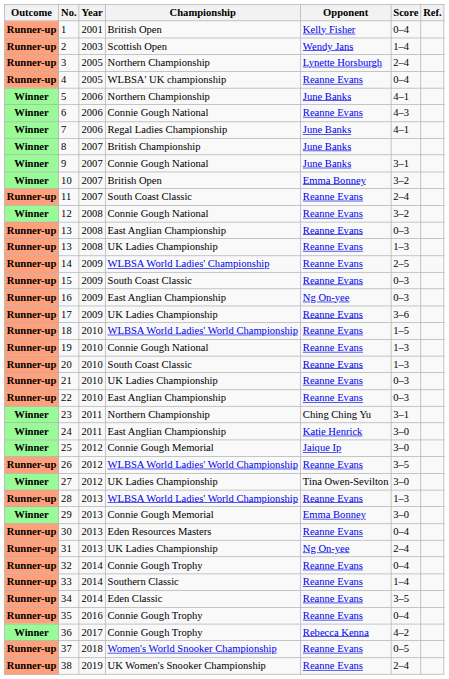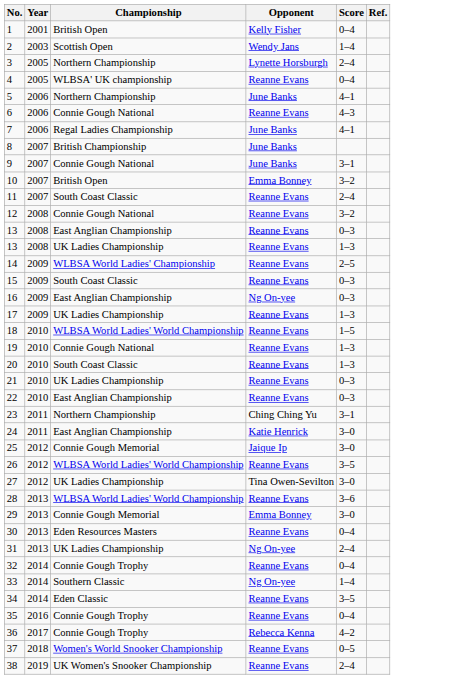- column: (32, 12)
(401, 314) 3–6 -> (347, 314) 1–3
(401, 498) 1–3 -> (347, 498) 3–6
(333, 582) Reanne Evans -> (272, 582) Ng On-yee
